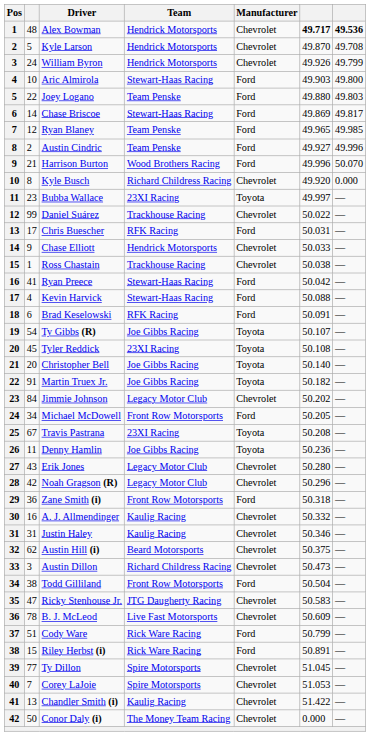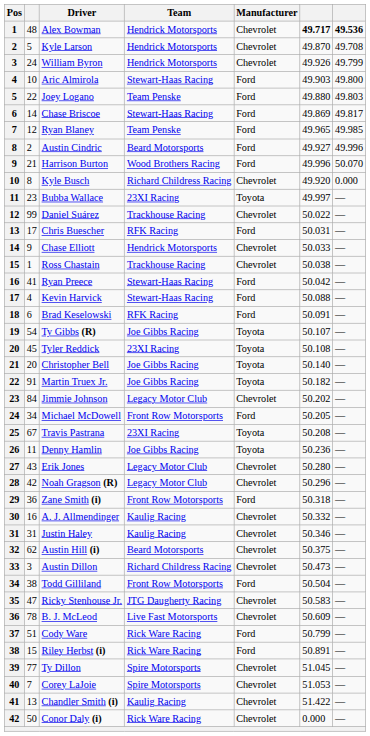(154, 147) Team Penske -> (165, 147) Beard Motorsports
(179, 718) The Money Team Racing -> (164, 718) Rick Ware Racing
